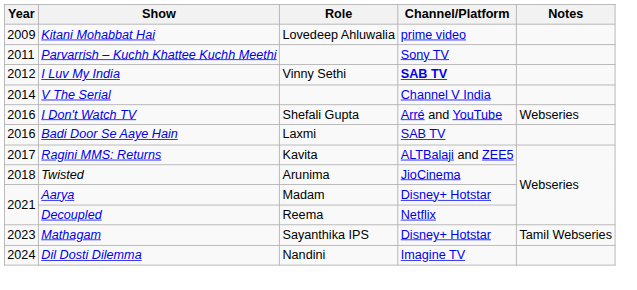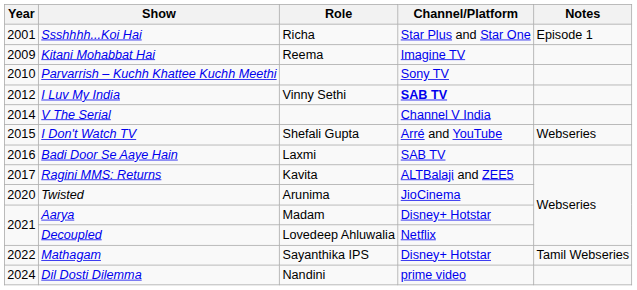+ row: (91, 34)
(339, 34) Lovedeep Ahluwalia -> (303, 54) Reema
(433, 34) prime video -> (433, 54) Imagine TV
(21, 54) 2011 -> (21, 74) 2010
(21, 114) 2016 -> (21, 134) 2015
(21, 174) 2018 -> (21, 194) 2020
(303, 214) Reema -> (339, 235) Lovedeep Ahluwalia
(21, 235) 2023 -> (21, 255) 2022
(433, 255) Imagine TV -> (433, 275) prime video
